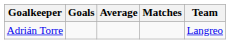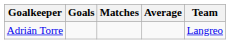columns swapped: (162, 13) <-> (119, 13)
